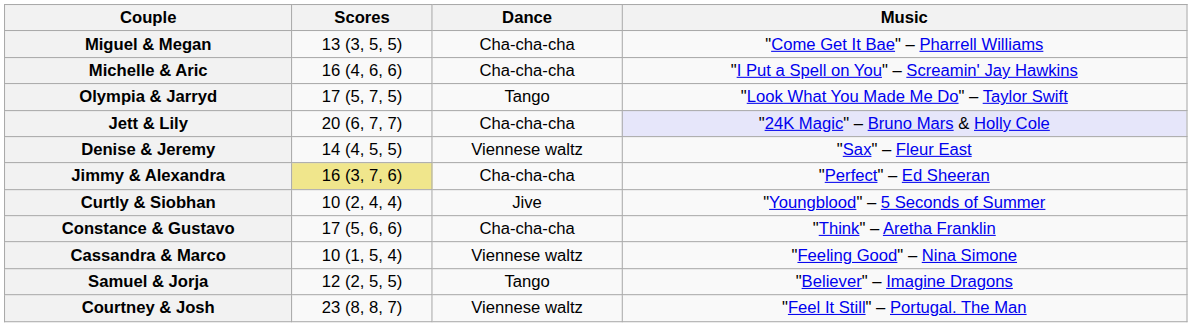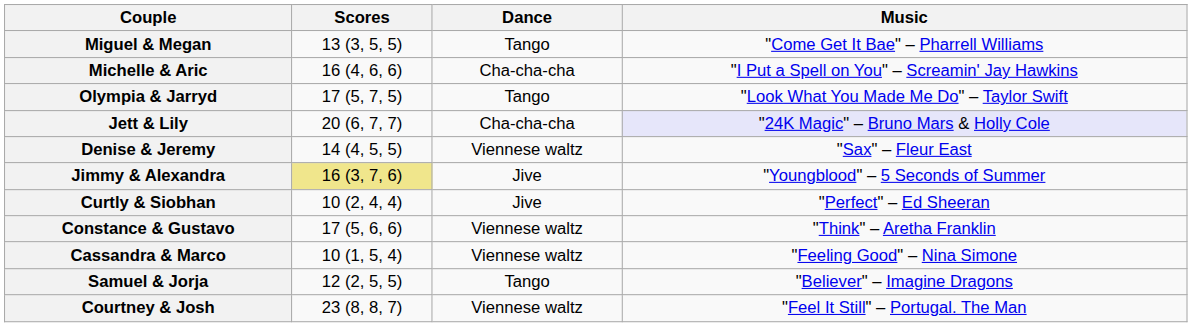(527, 44) Cha-cha-cha -> (527, 44) Tango
(527, 176) Cha-cha-cha -> (527, 176) Jive
(904, 176) "Perfect" – Ed Sheeran -> (904, 176) "Youngblood" – 5 Seconds of Summer
(904, 202) "Youngblood" – 5 Seconds of Summer -> (904, 202) "Perfect" – Ed Sheeran
(527, 228) Cha-cha-cha -> (527, 228) Viennese waltz
